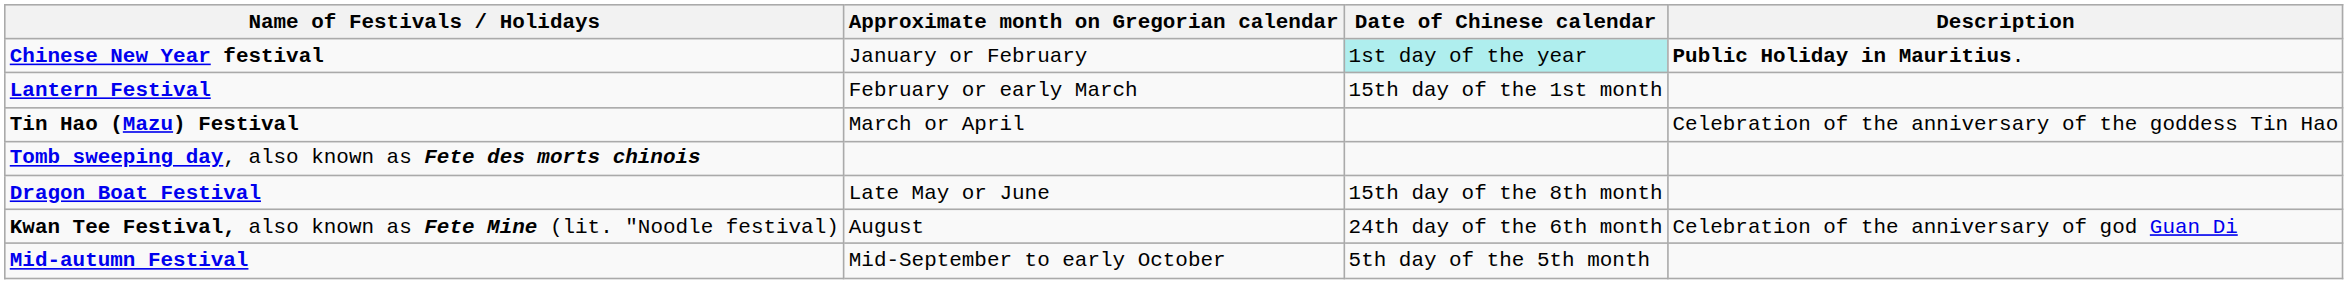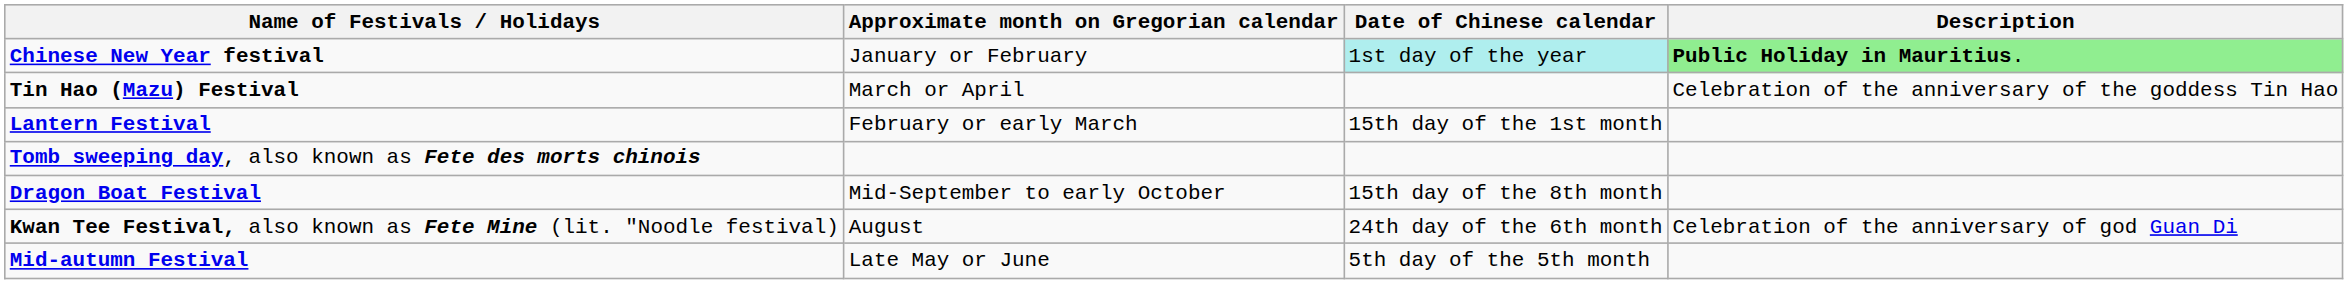(1848, 56) no background -> (1848, 56) lightgreen background
rows swapped: (110, 90) <-> (154, 124)
(949, 192) Late May or June -> (1037, 192) Mid-September to early October
(1037, 261) Mid-September to early October -> (949, 261) Late May or June
